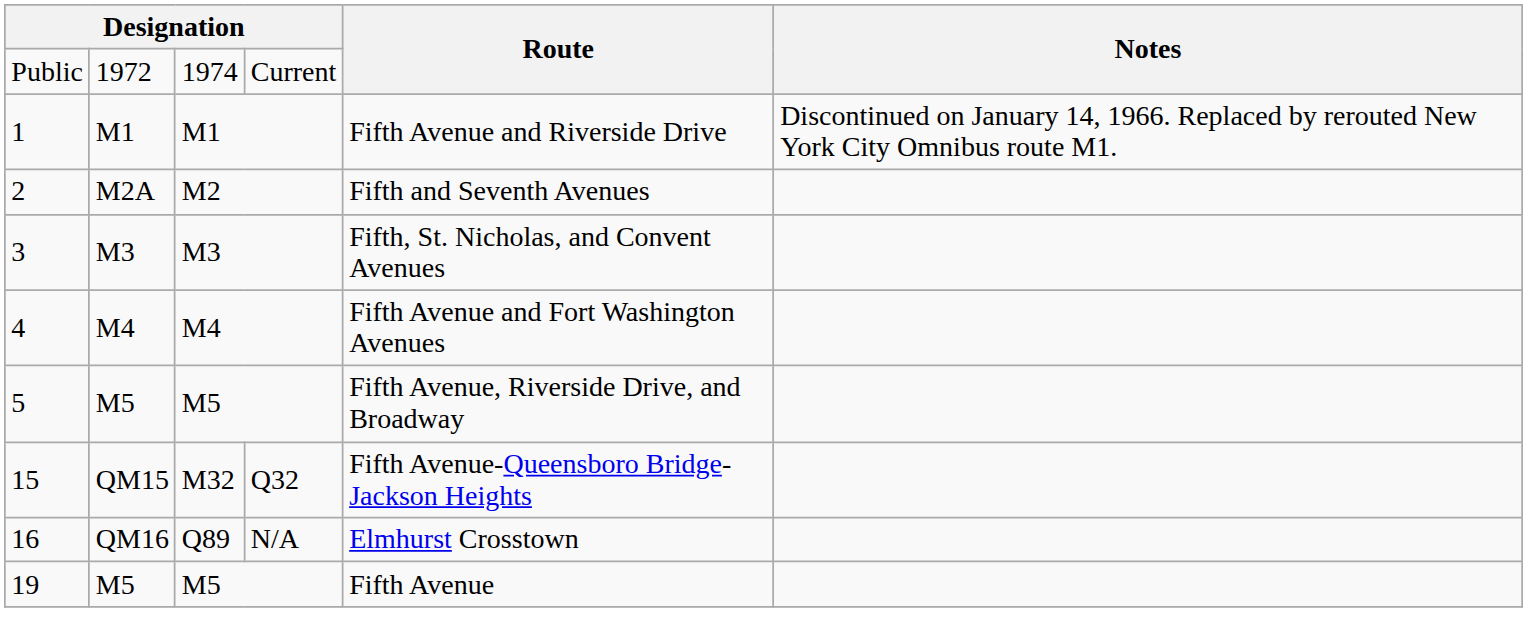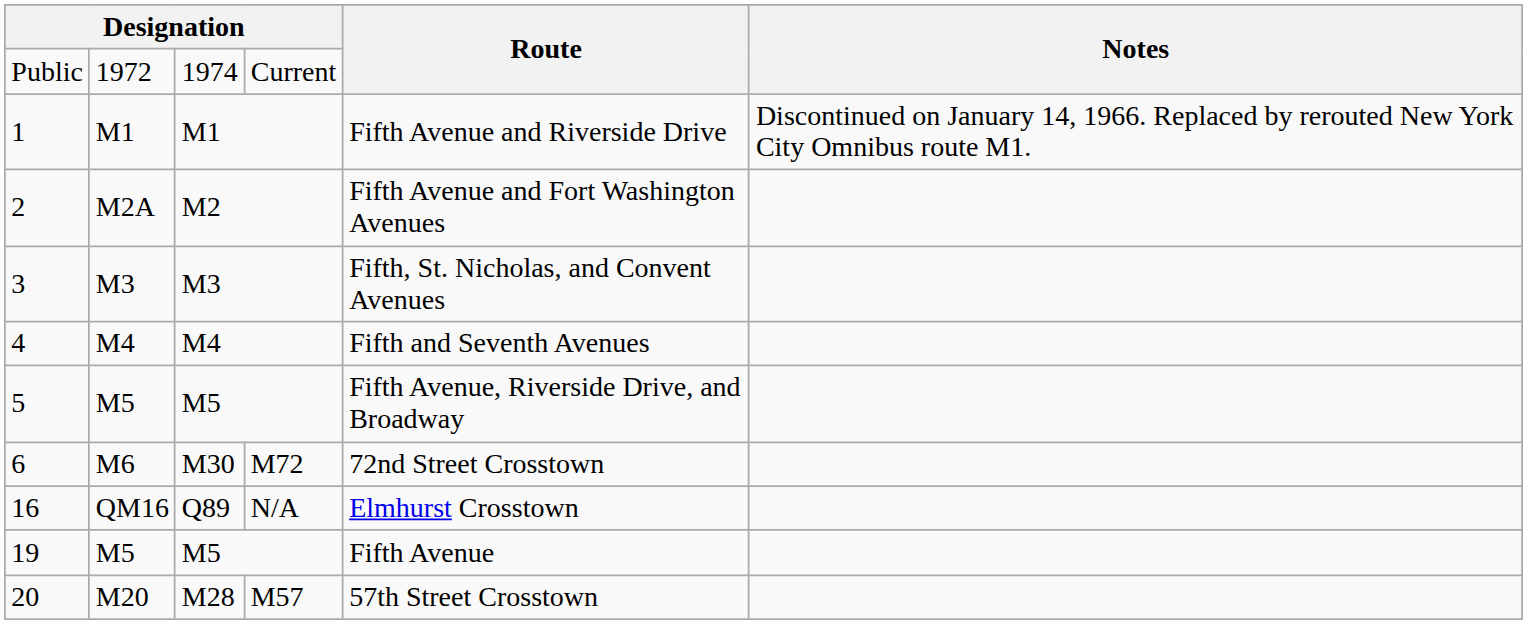(499, 191) Fifth and Seventh Avenues -> (542, 207) Fifth Avenue and Fort Washington Avenues
(542, 327) Fifth Avenue and Fort Washington Avenues -> (499, 343) Fifth and Seventh Avenues
+ row: (18, 463)
- row: (25, 479)
+ row: (25, 596)
